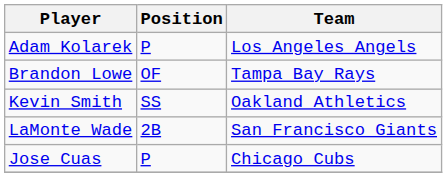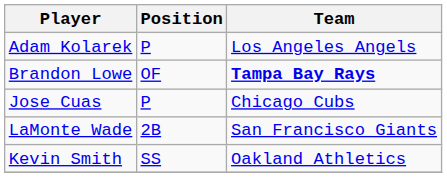(303, 75) normal -> (303, 75) bold
rows swapped: (65, 103) <-> (55, 158)
